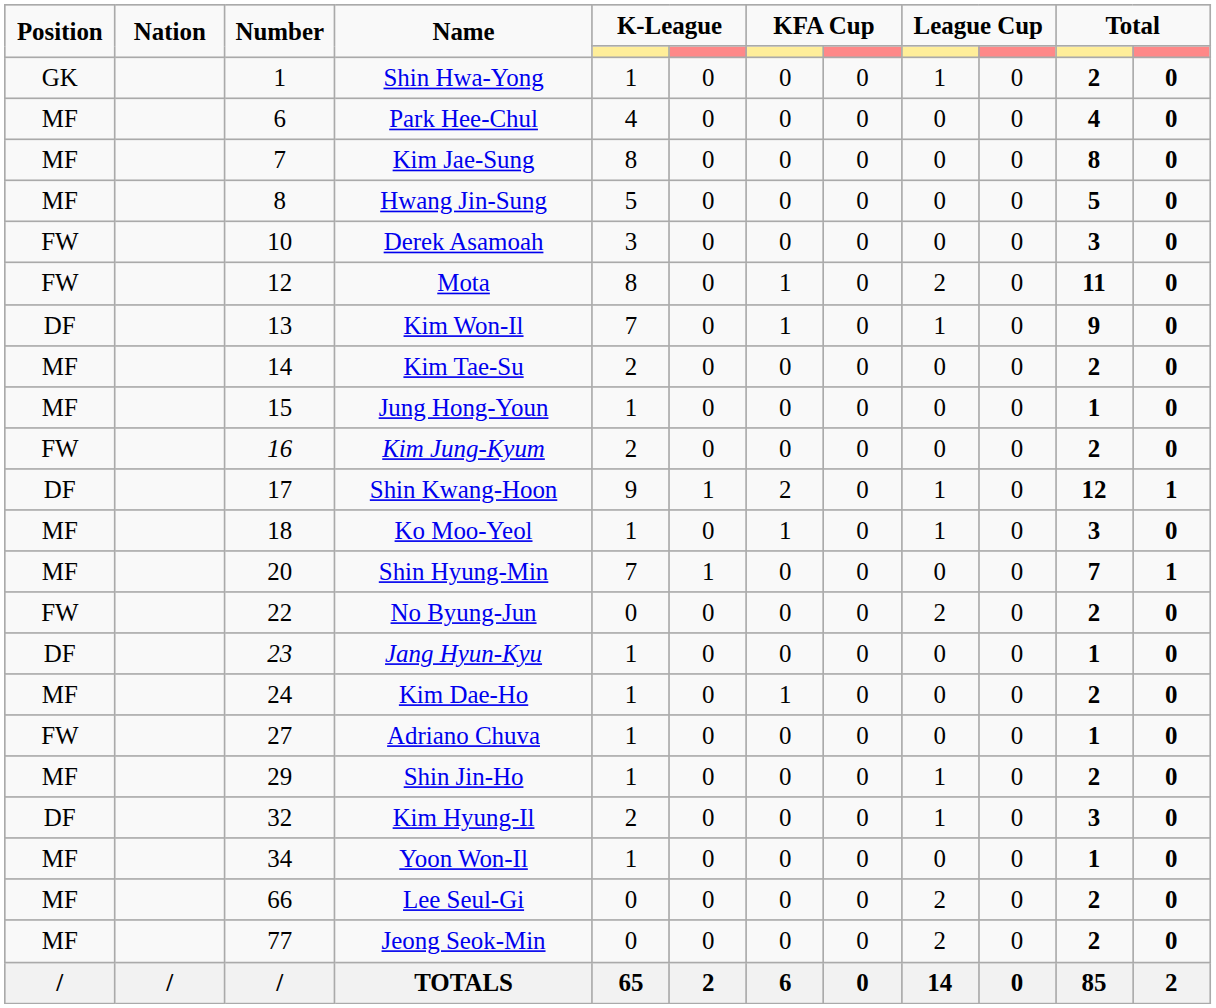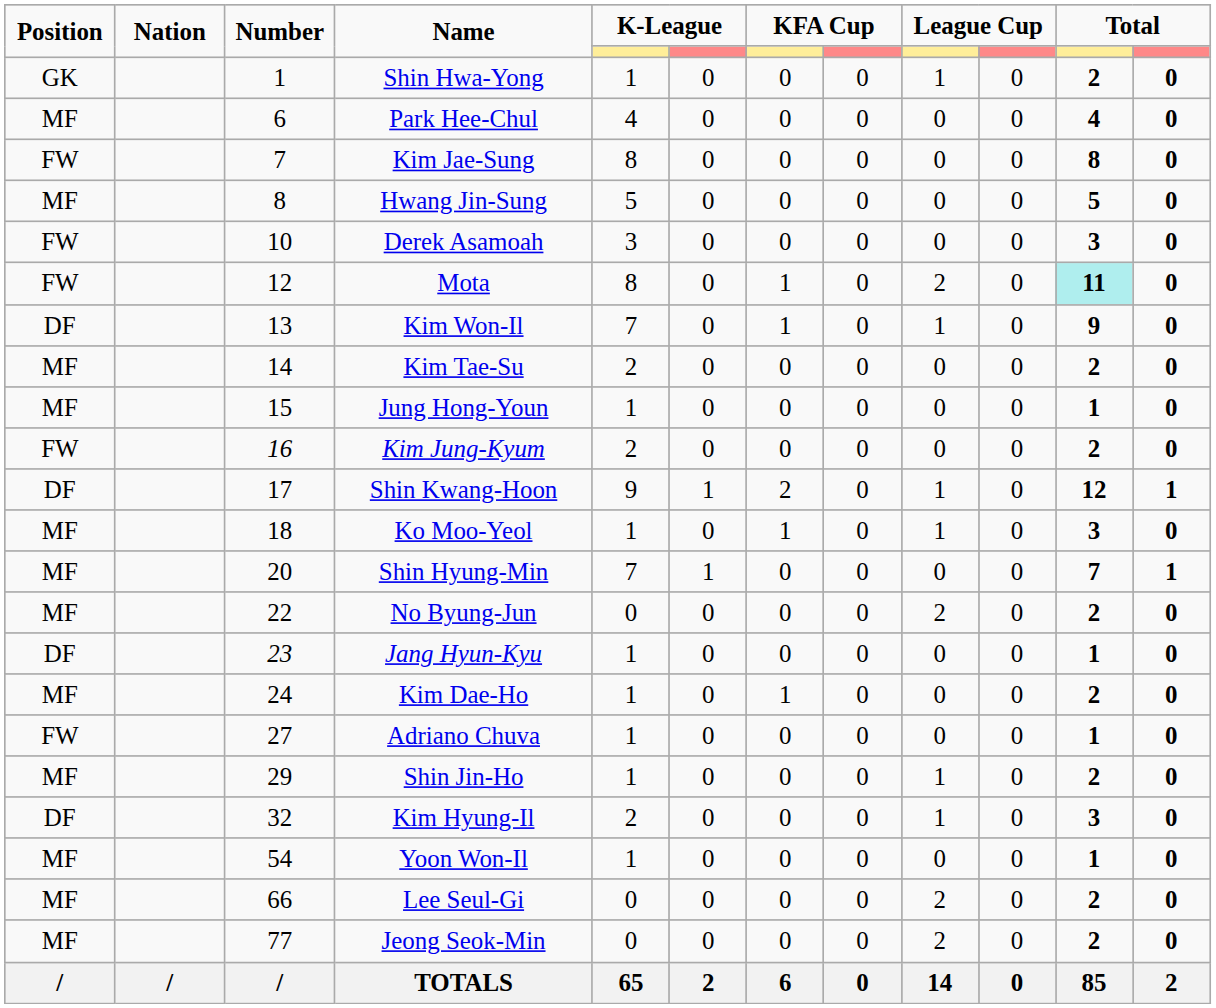(60, 160) MF -> (60, 160) FW
(1094, 283) no background -> (1094, 283) paleturquoise background
(60, 612) FW -> (60, 612) MF
(280, 858) 34 -> (280, 858) 54
